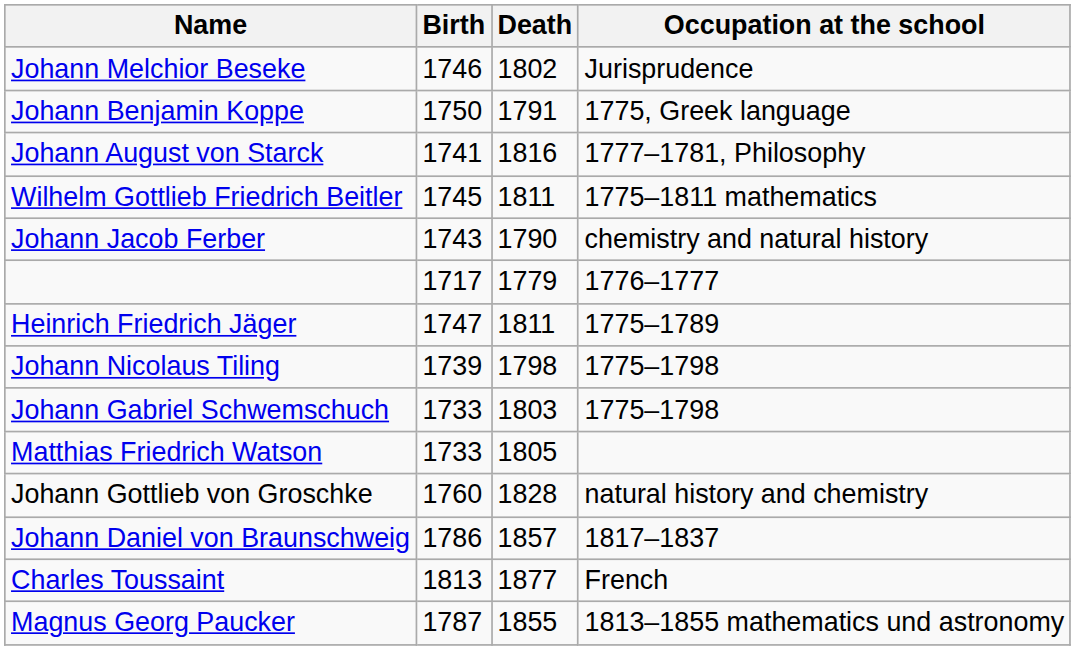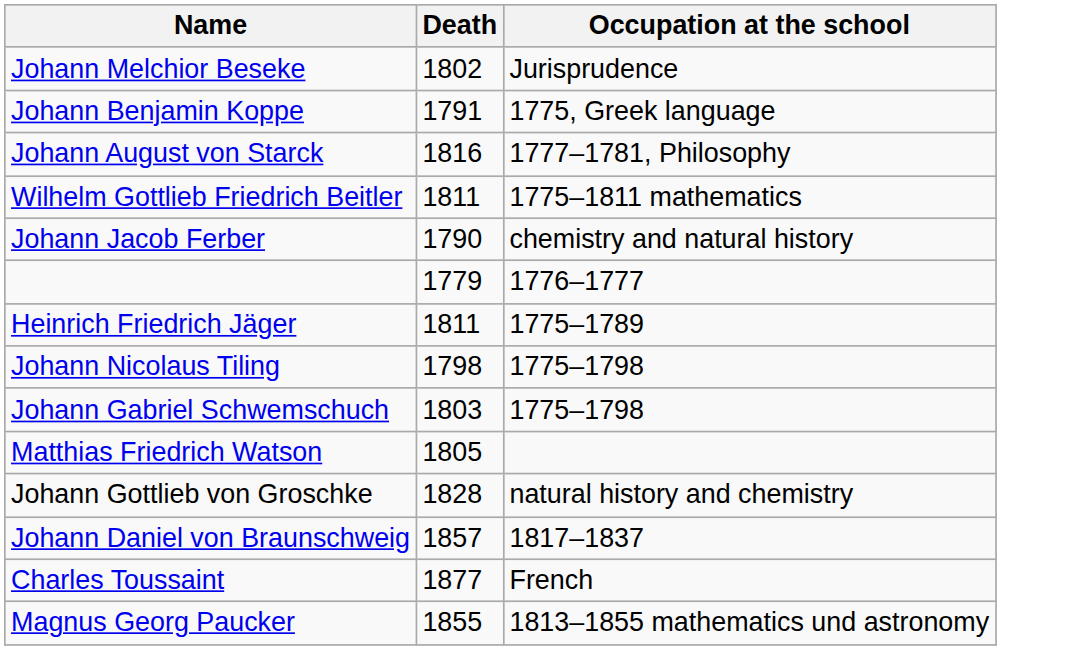- column: (454, 25)
